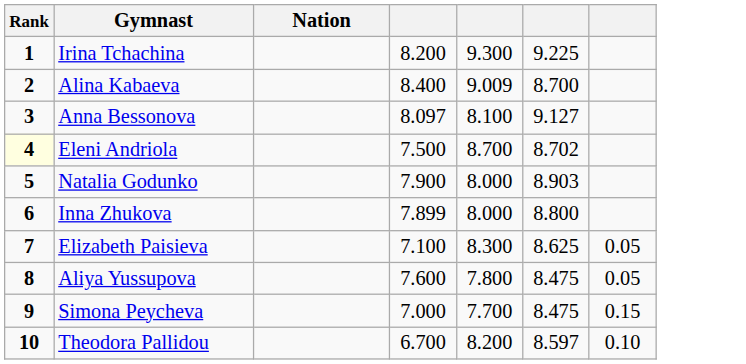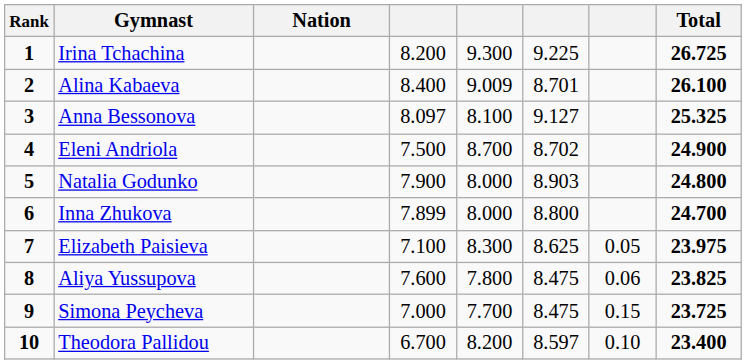+ column: (699, 20)
(556, 85) 8.700 -> (556, 85) 8.701
(29, 149) lightyellow background -> (29, 149) no background
(623, 278) 0.05 -> (623, 278) 0.06
